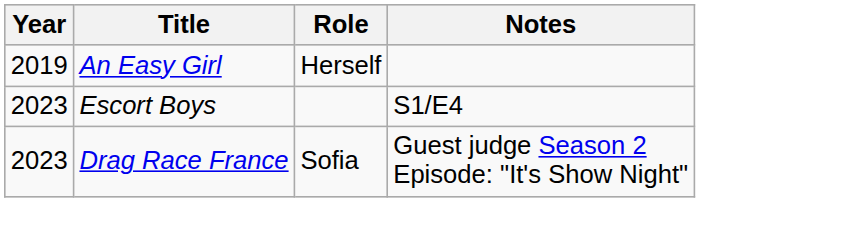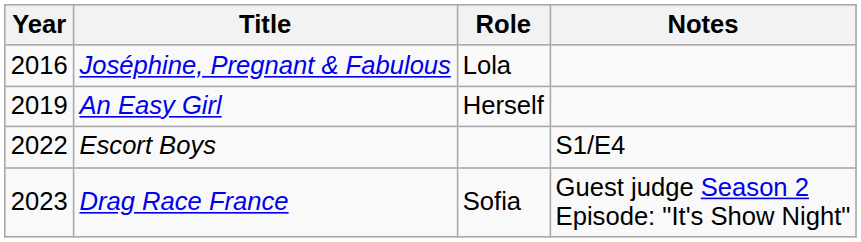+ row: (265, 65)
(39, 106) 2023 -> (39, 146) 2022
